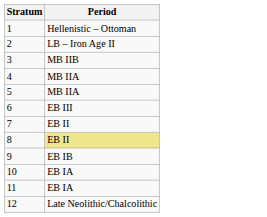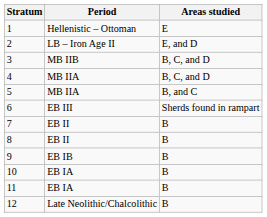+ column: (211, 12)
(58, 140) khaki background -> (58, 140) no background
